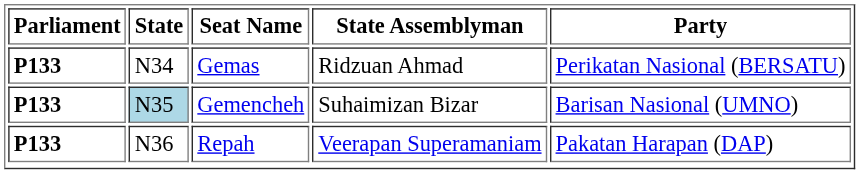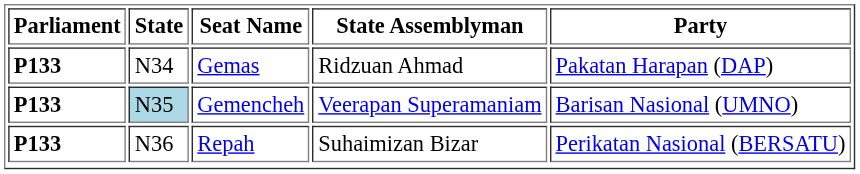(701, 65) Perikatan Nasional (BERSATU) -> (664, 65) Pakatan Harapan (DAP)
(398, 104) Suhaimizan Bizar -> (430, 104) Veerapan Superamaniam
(430, 143) Veerapan Superamaniam -> (398, 143) Suhaimizan Bizar
(664, 143) Pakatan Harapan (DAP) -> (701, 143) Perikatan Nasional (BERSATU)
